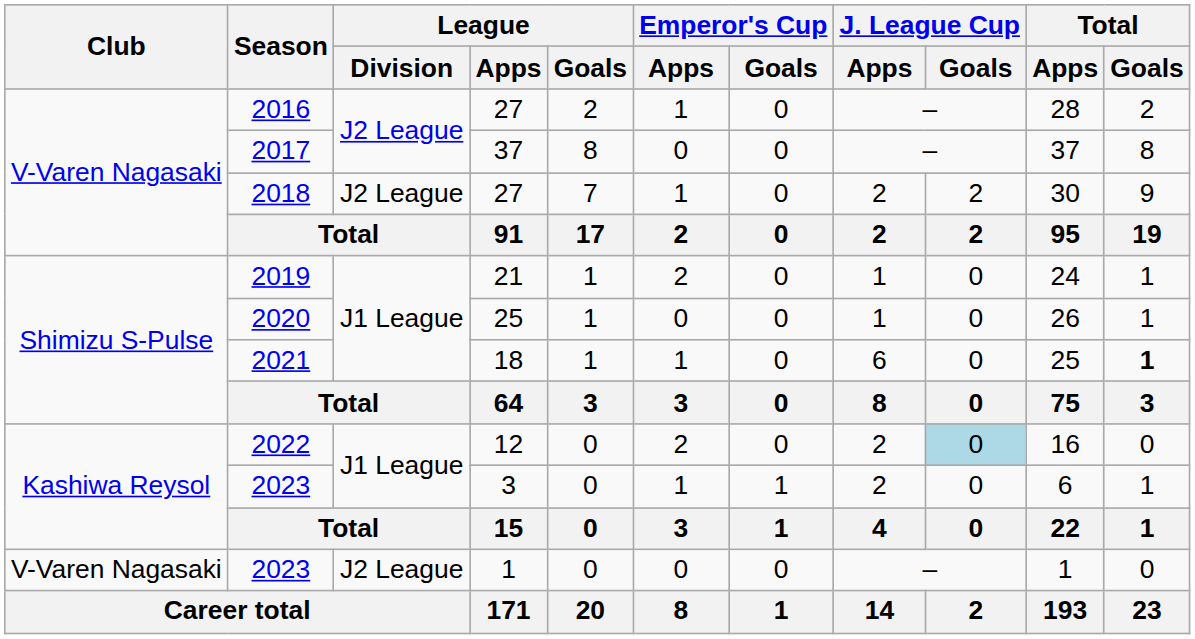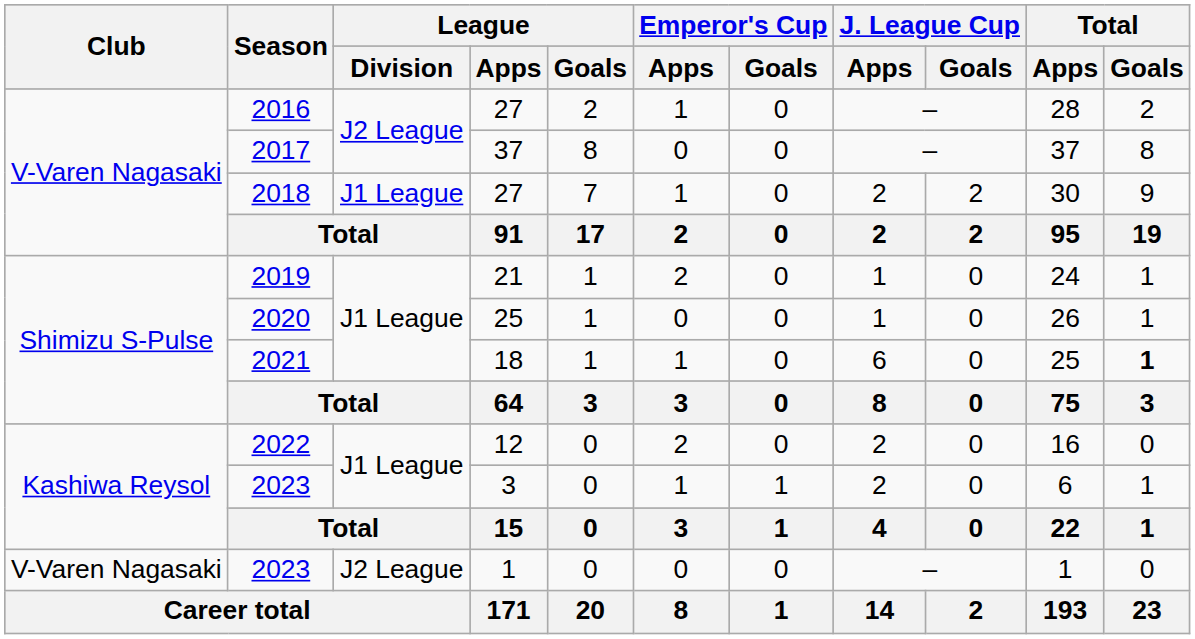(402, 192) J2 League -> (402, 192) J1 League
(976, 444) lightblue background -> (976, 444) no background
